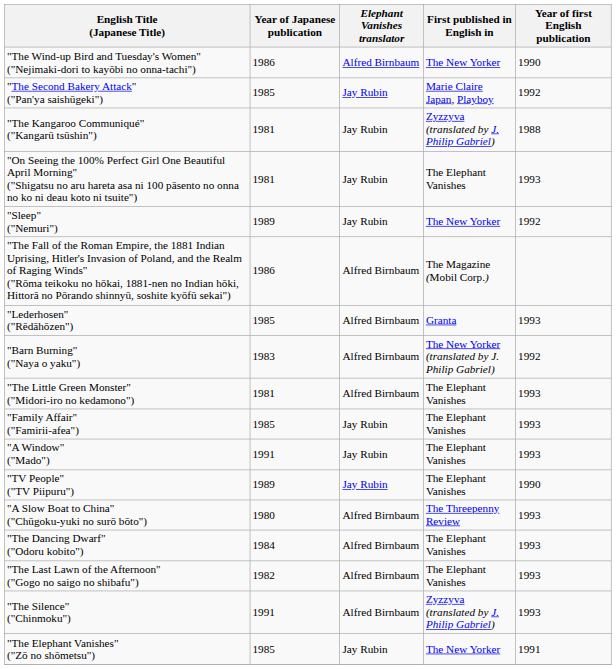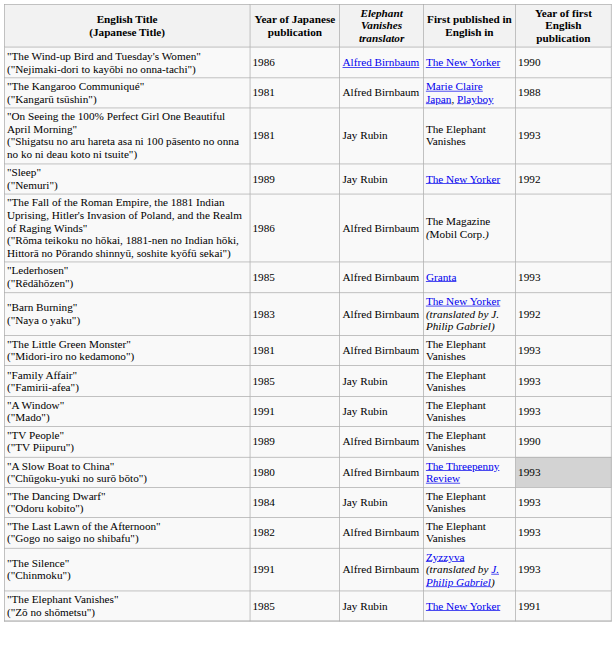- row: (72, 93)
(365, 129) Jay Rubin -> (381, 93) Alfred Birnbaum
(462, 129) Zyzzyva (translated by J. Philip Gabriel) -> (460, 93) Marie Claire Japan, Playboy
(365, 484) Jay Rubin -> (381, 441) Alfred Birnbaum
(529, 515) no background -> (529, 472) lightgrey background
(381, 545) Alfred Birnbaum -> (365, 502) Jay Rubin
